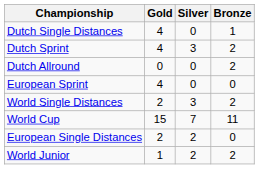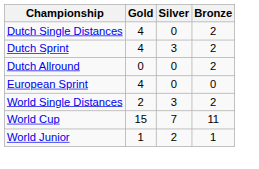(233, 31) 1 -> (213, 31) 2
- row: (74, 137)
(233, 155) 2 -> (213, 137) 1
